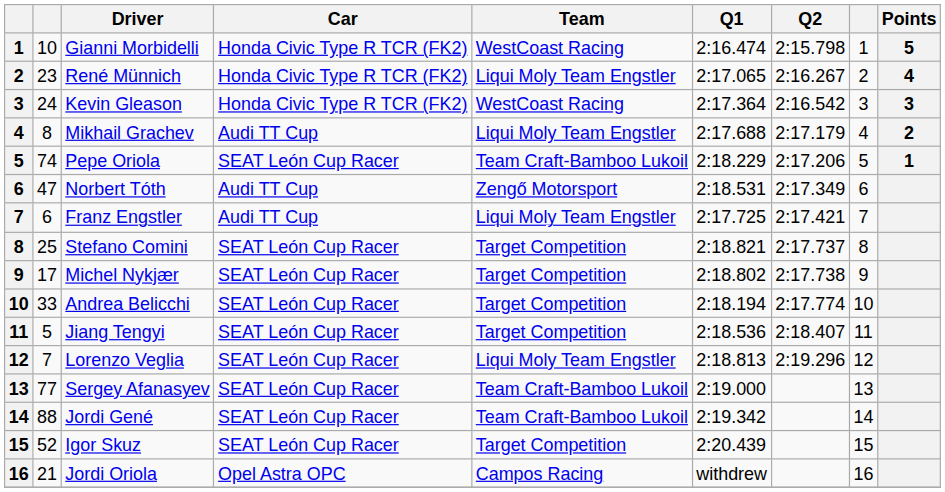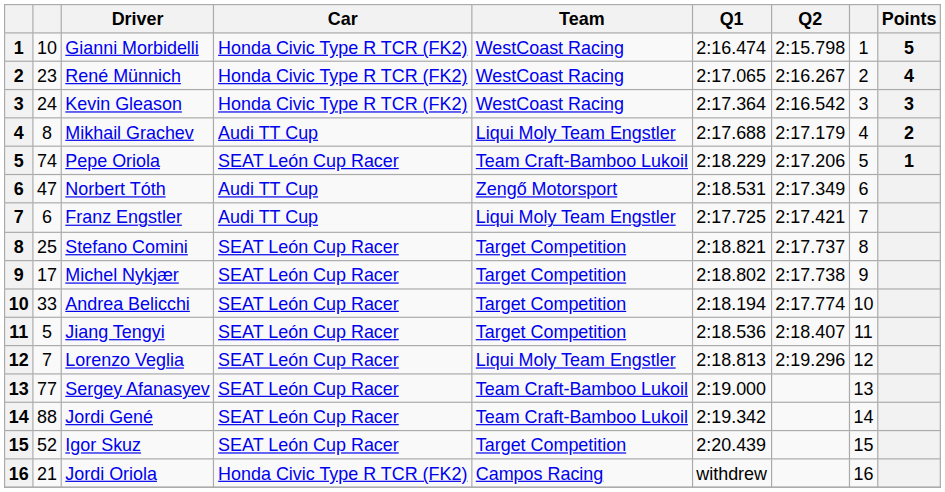(576, 76) Liqui Moly Team Engstler -> (550, 76) WestCoast Racing
(282, 473) Opel Astra OPC -> (343, 473) Honda Civic Type R TCR (FK2)
